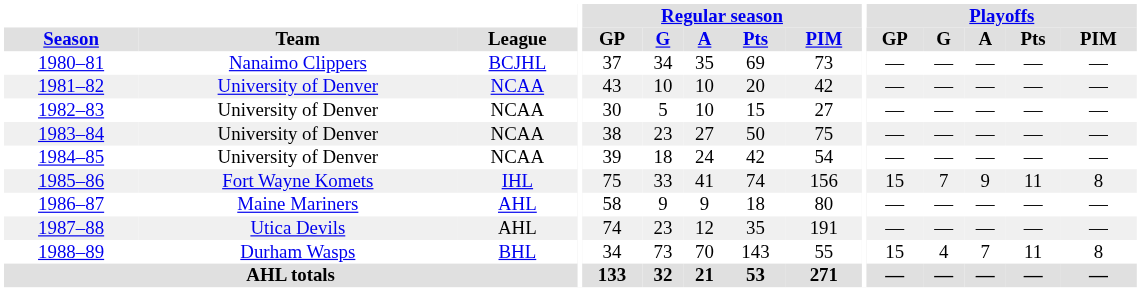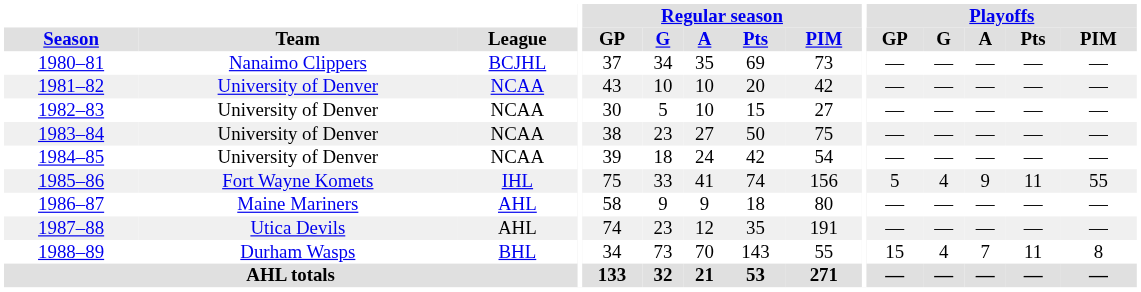(895, 180) 15 -> (895, 180) 5
(944, 180) 7 -> (944, 180) 4
(1098, 180) 8 -> (1098, 180) 55
